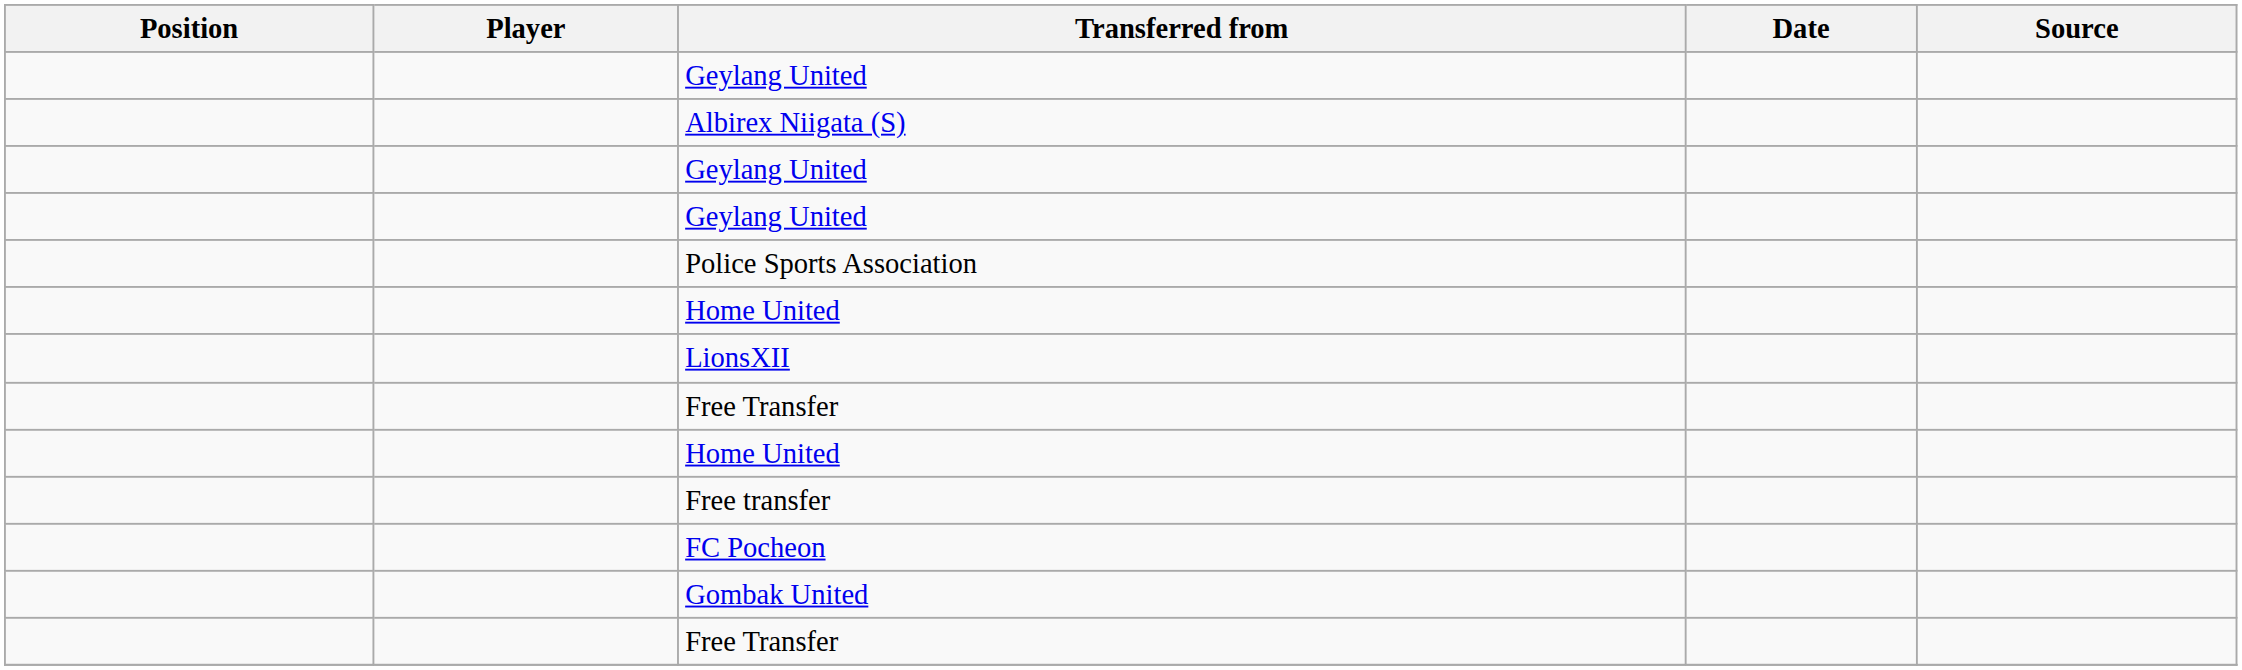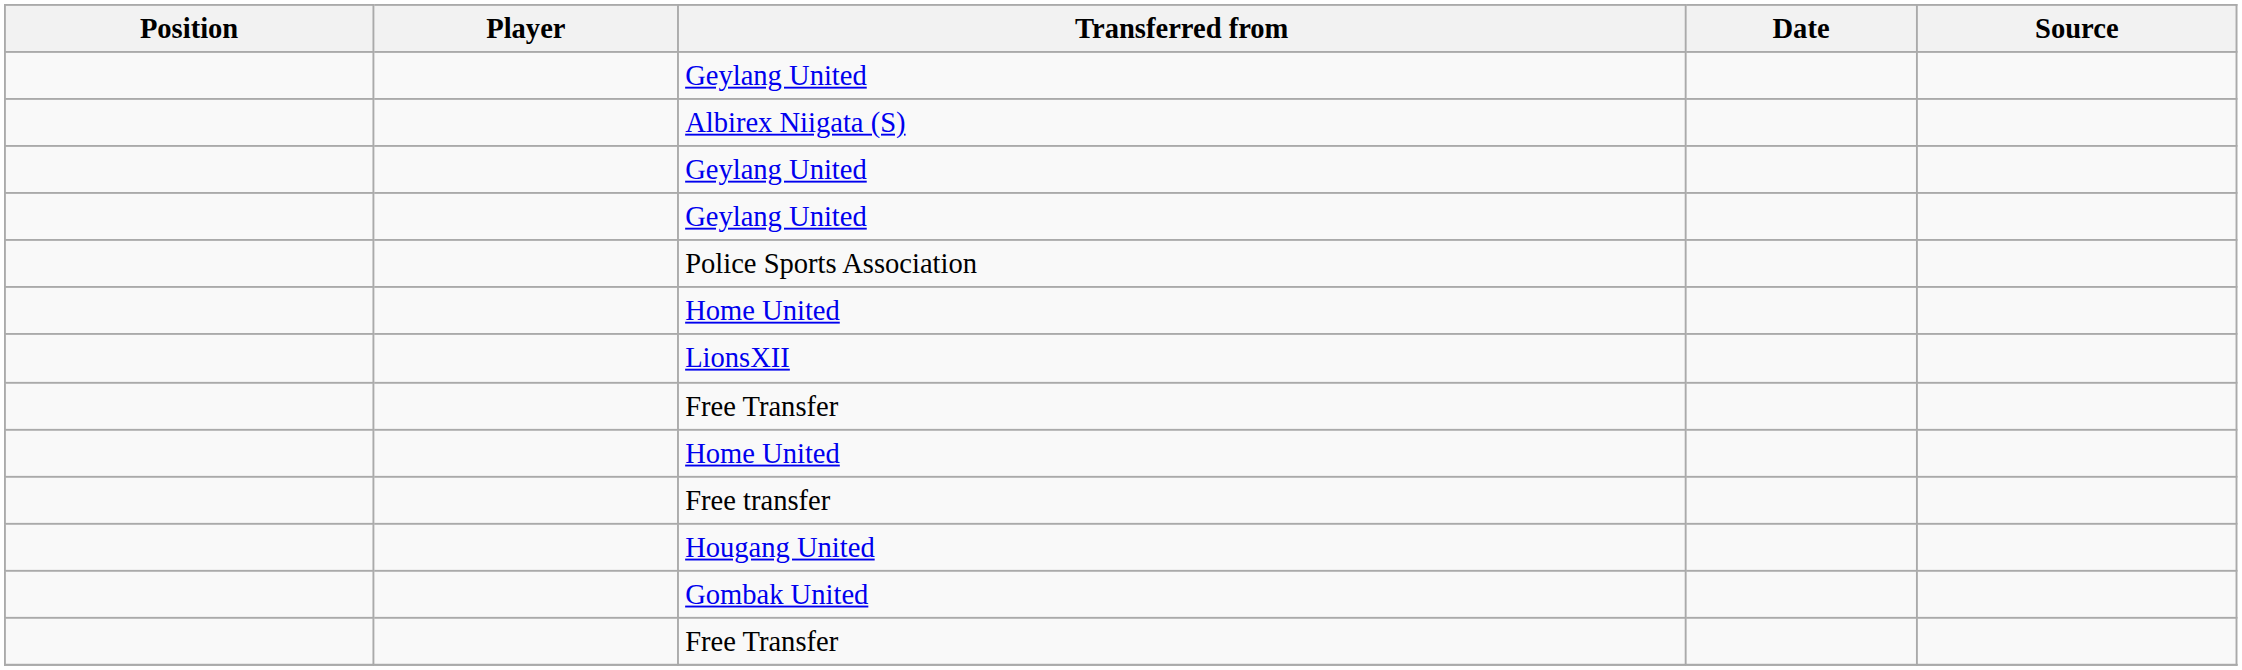+ row: (189, 547)
- row: (189, 547)
